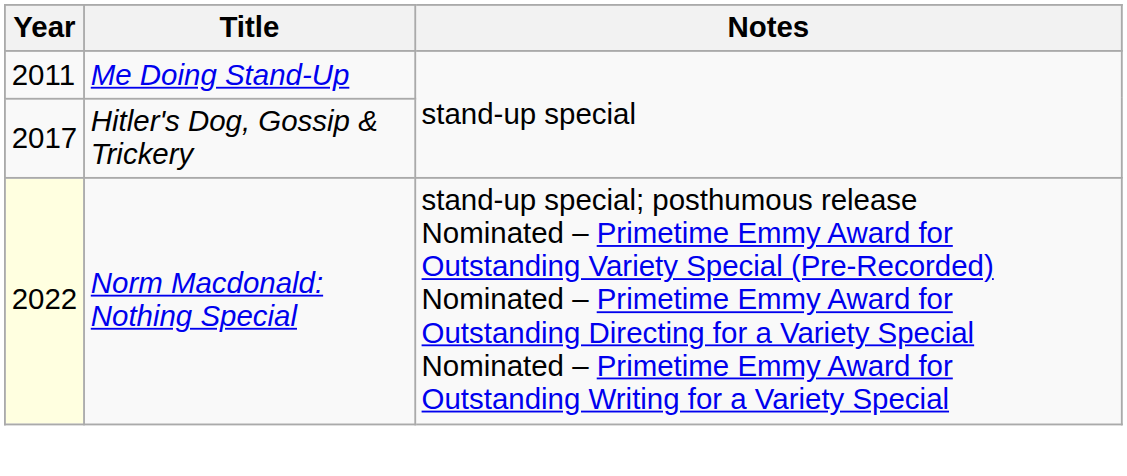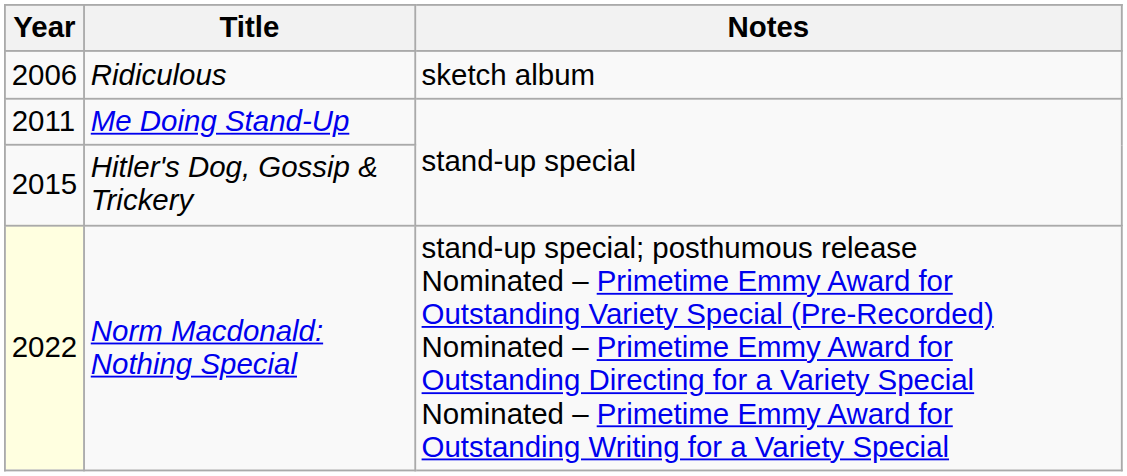+ row: (159, 74)
(44, 137) 2017 -> (44, 184) 2015
